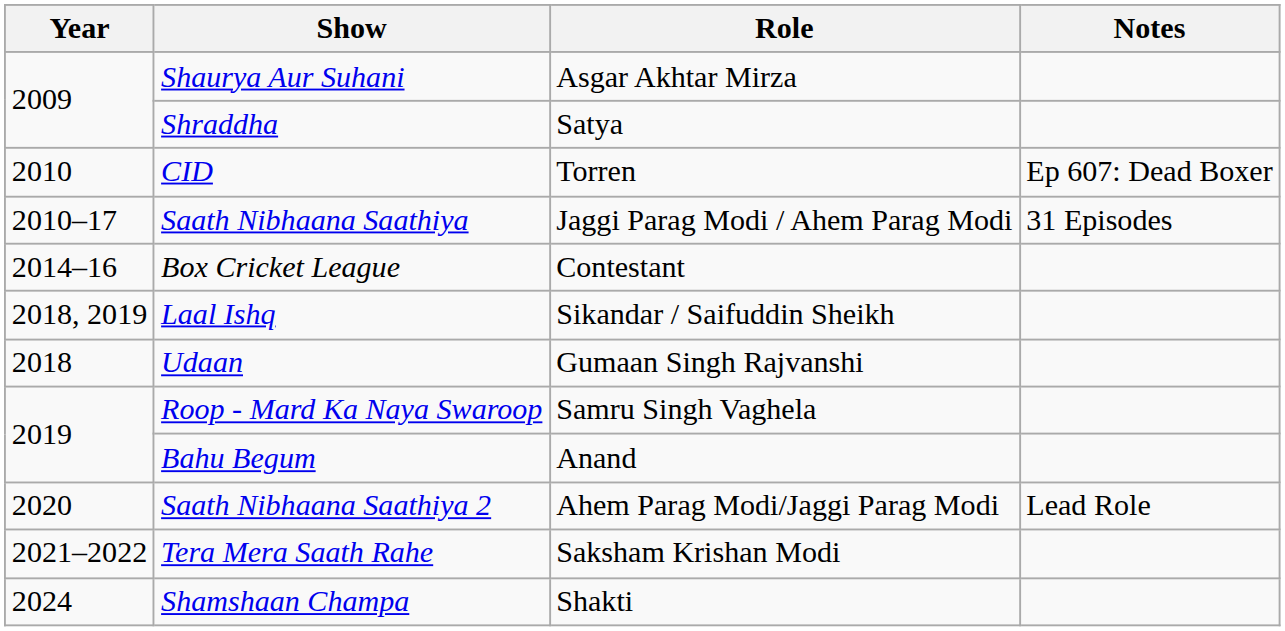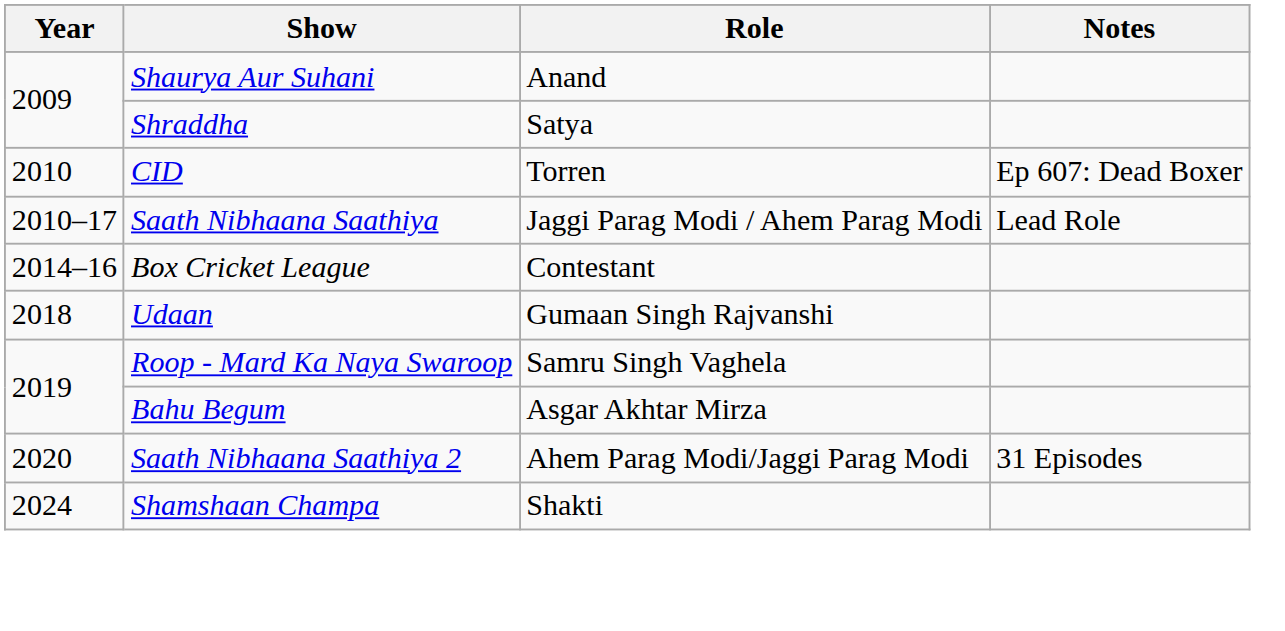(677, 76) Asgar Akhtar Mirza -> (566, 76) Anand
(1099, 219) 31 Episodes -> (1058, 219) Lead Role
- row: (218, 314)
(596, 457) Anand -> (646, 409) Asgar Akhtar Mirza
(1089, 505) Lead Role -> (1069, 457) 31 Episodes
- row: (297, 553)
